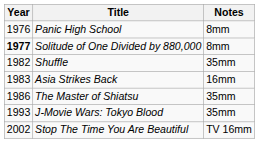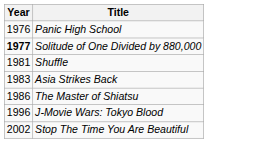- column: (229, 12)
(19, 63) 1982 -> (19, 63) 1981
(19, 113) 1993 -> (19, 113) 1996
